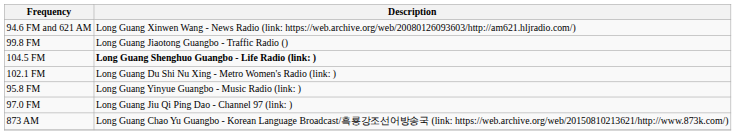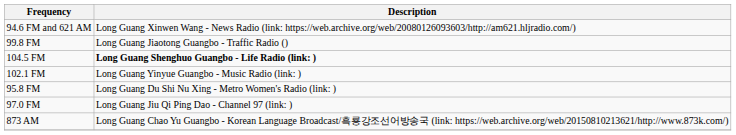(216, 74) Long Guang Du Shi Nu Xing - Metro Women's Radio (link: ) -> (198, 74) Long Guang Yinyue Guangbo - Music Radio (link: )
(198, 89) Long Guang Yinyue Guangbo - Music Radio (link: ) -> (216, 89) Long Guang Du Shi Nu Xing - Metro Women's Radio (link: )
